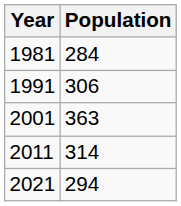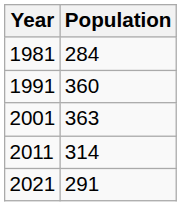(82, 86) 306 -> (82, 86) 360
(82, 184) 294 -> (82, 184) 291
